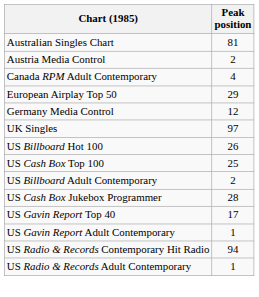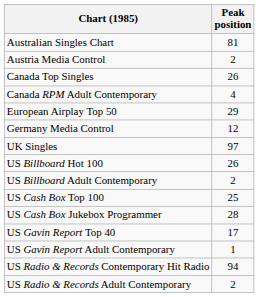+ row: (50, 77)
rows swapped: (82, 180) <-> (55, 163)
(233, 266) 1 -> (233, 284) 2
